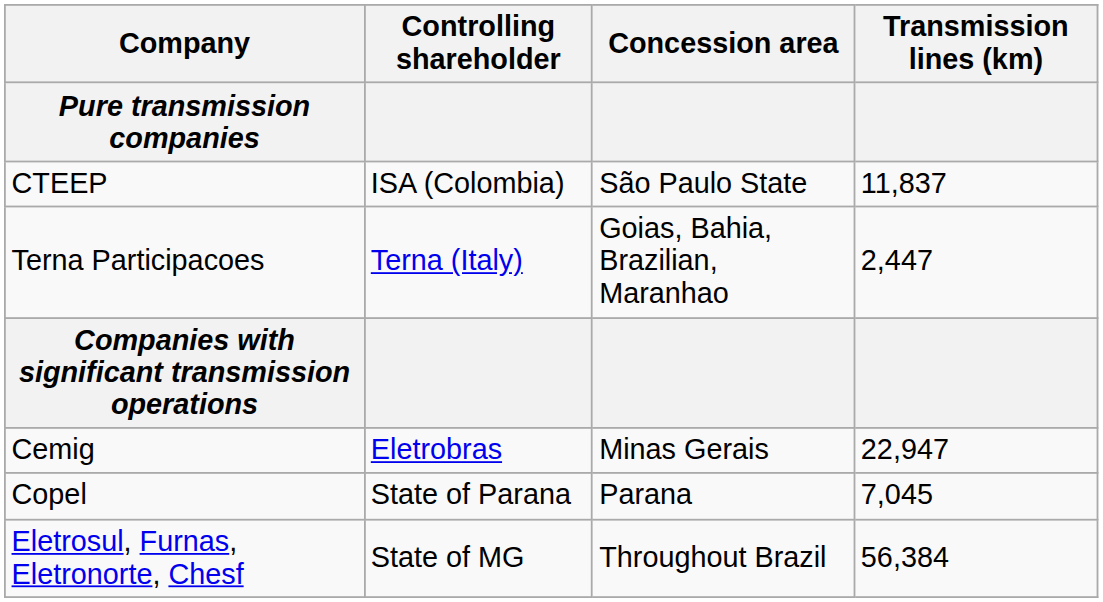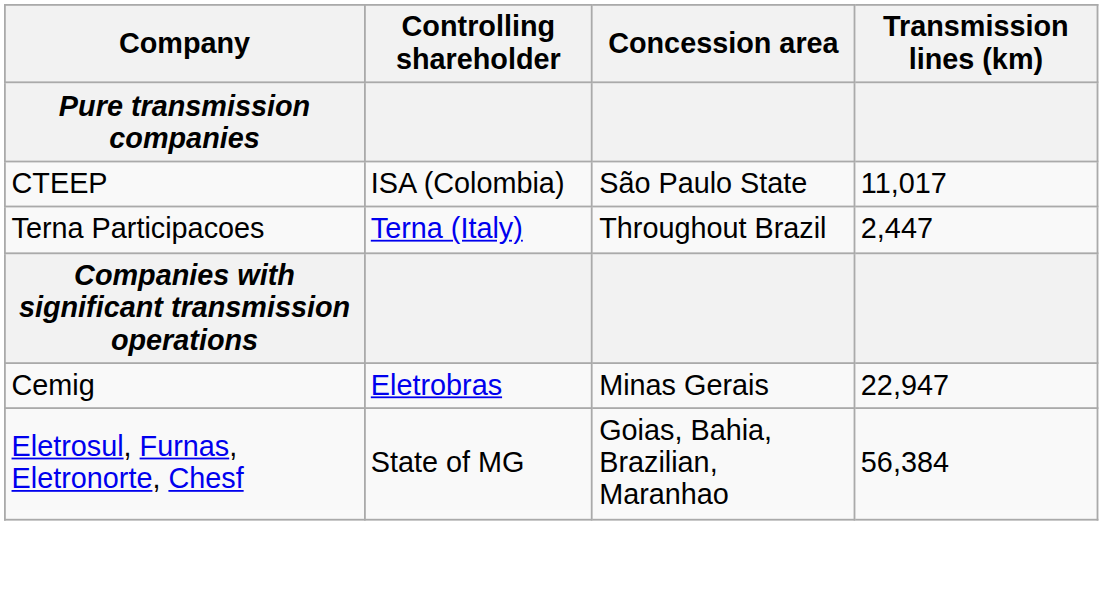(904, 183) 11,837 -> (904, 183) 11,017
(686, 261) Goias, Bahia, Brazilian, Maranhao -> (713, 229) Throughout Brazil
- row: (49, 495)
(713, 557) Throughout Brazil -> (686, 463) Goias, Bahia, Brazilian, Maranhao
